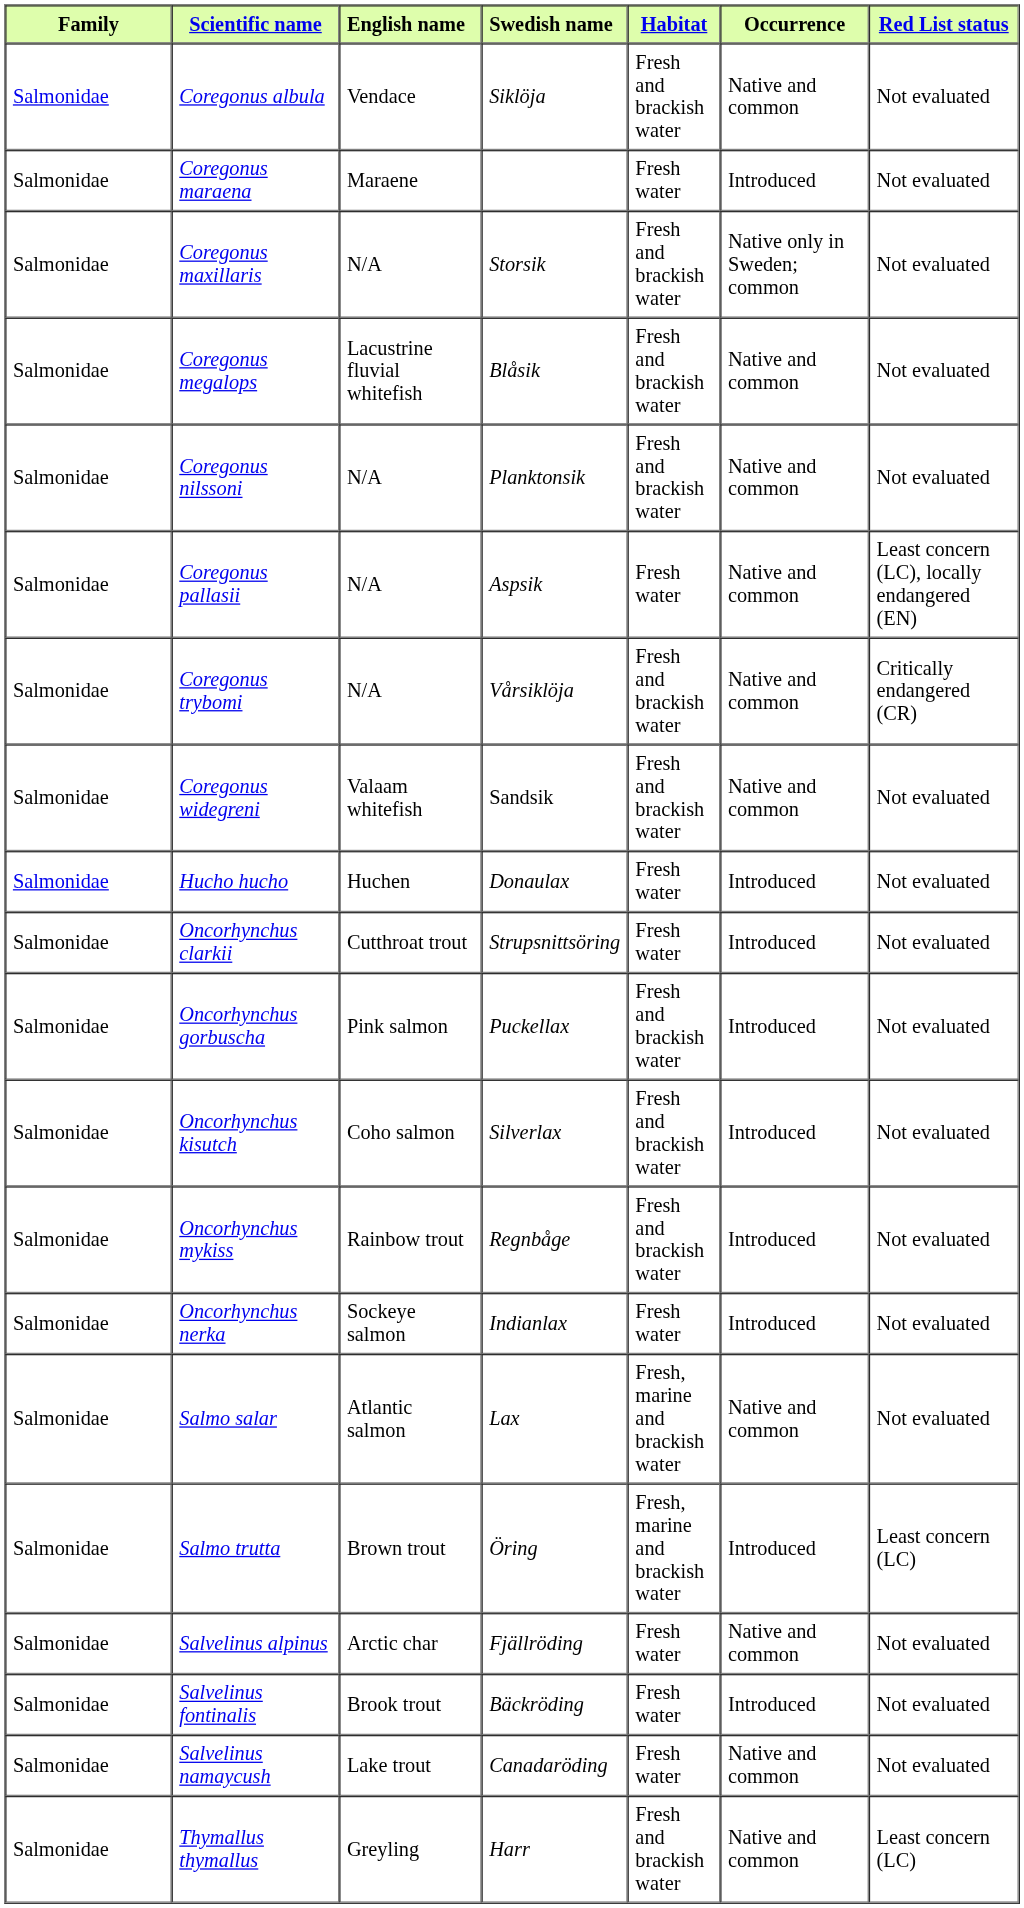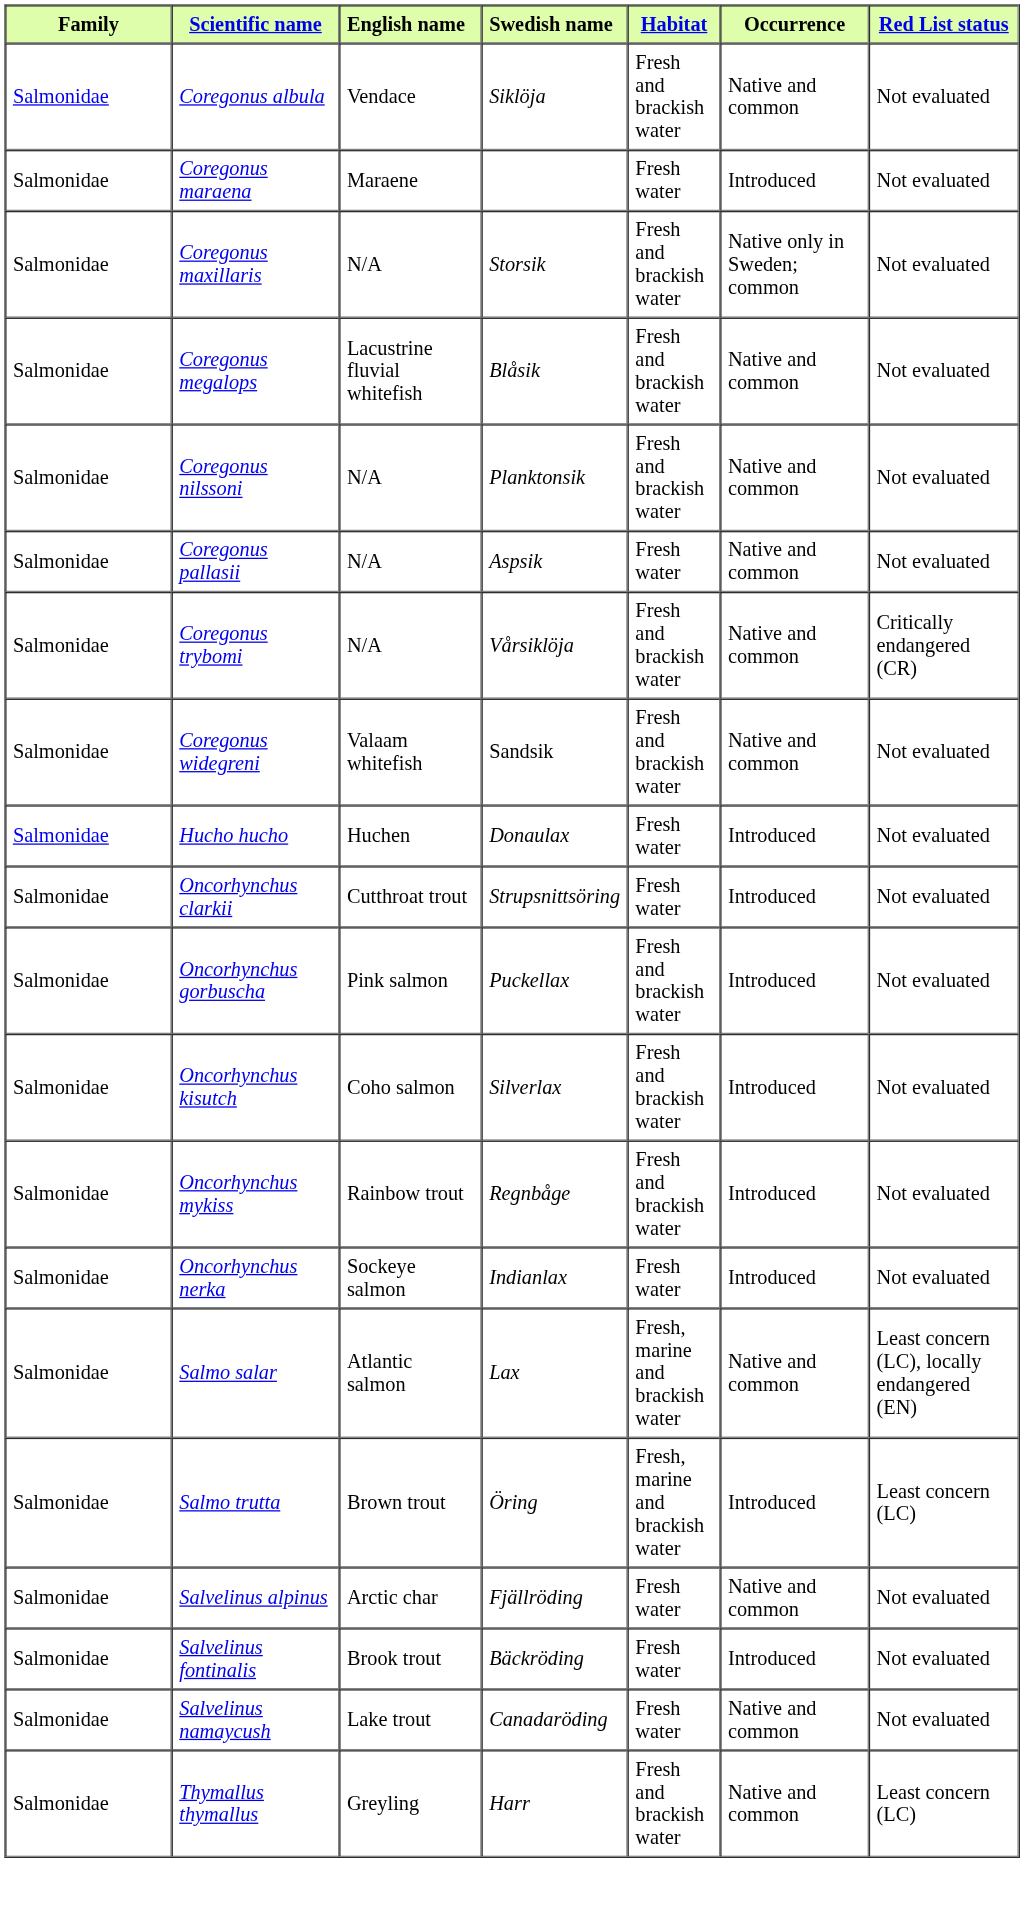(933, 584) Least concern (LC), locally endangered (EN) -> (933, 561) Not evaluated
(933, 1418) Not evaluated -> (933, 1372) Least concern (LC), locally endangered (EN)
